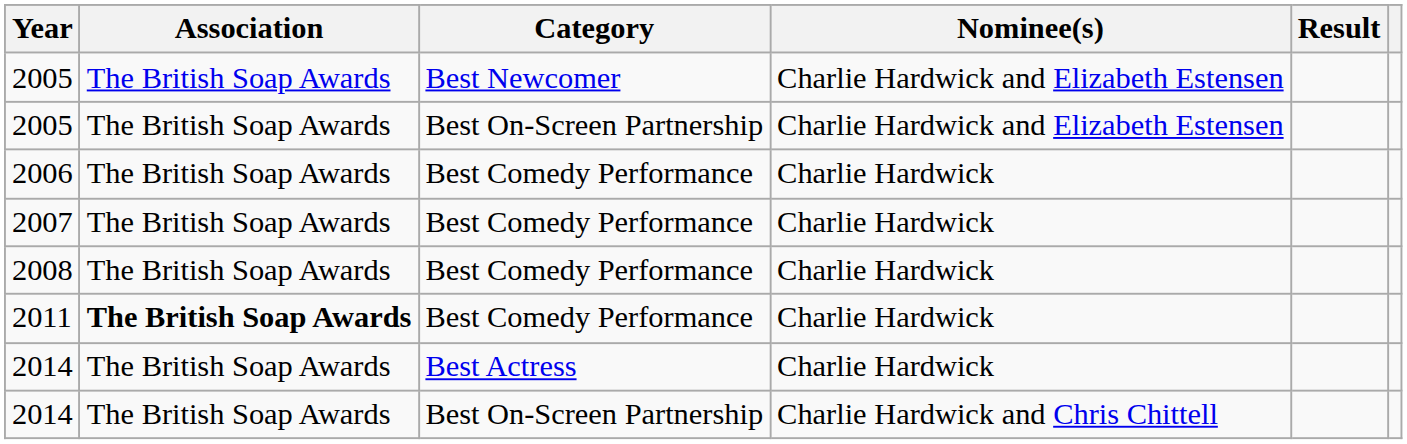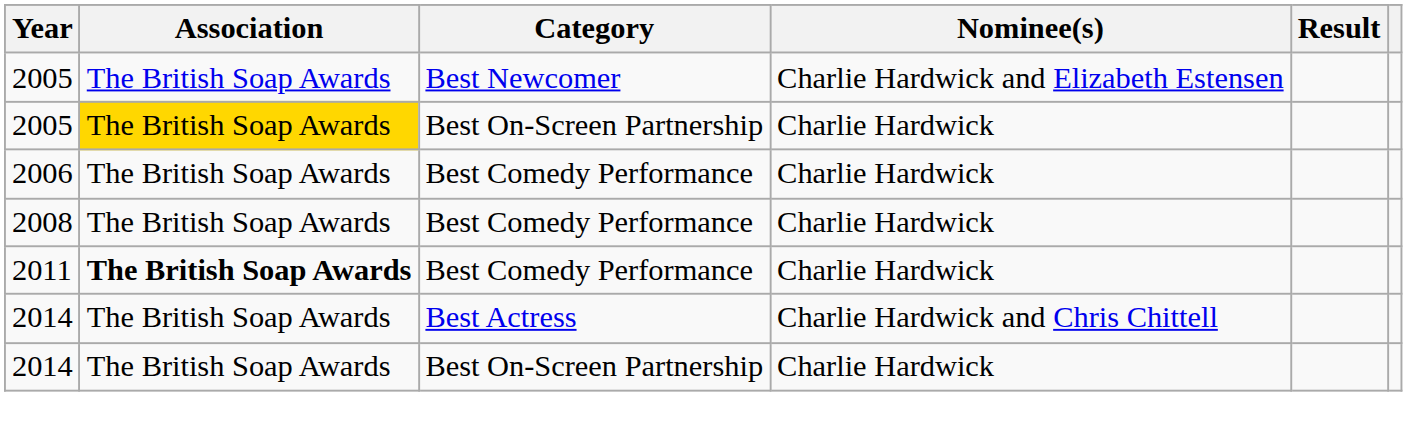(239, 125) no background -> (239, 125) gold background
(1030, 125) Charlie Hardwick and Elizabeth Estensen -> (886, 125) Charlie Hardwick
- row: (42, 221)
(886, 366) Charlie Hardwick -> (997, 317) Charlie Hardwick and Chris Chittell
(997, 414) Charlie Hardwick and Chris Chittell -> (886, 366) Charlie Hardwick
